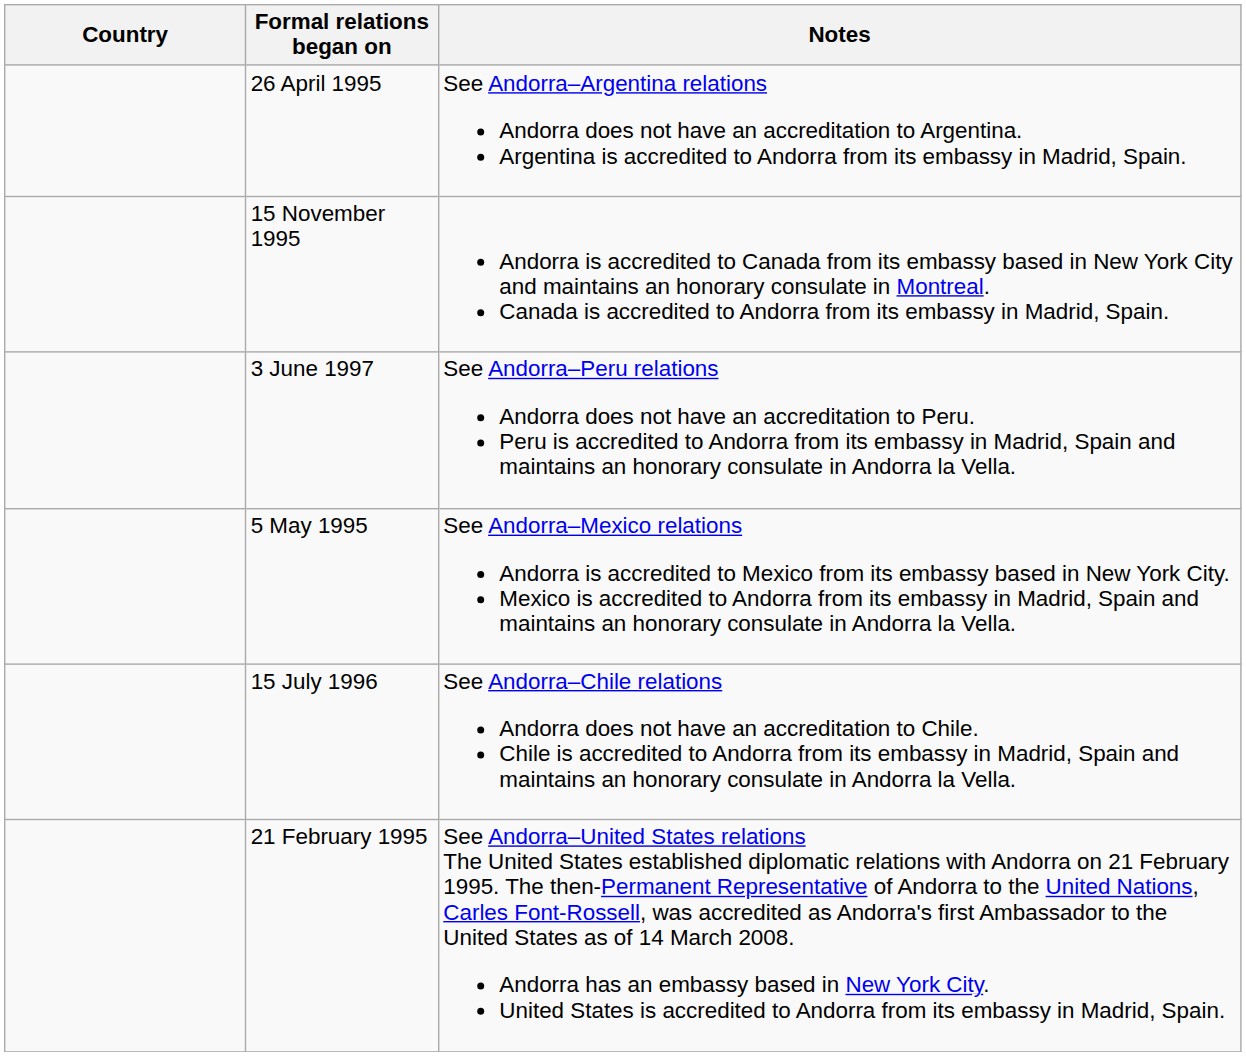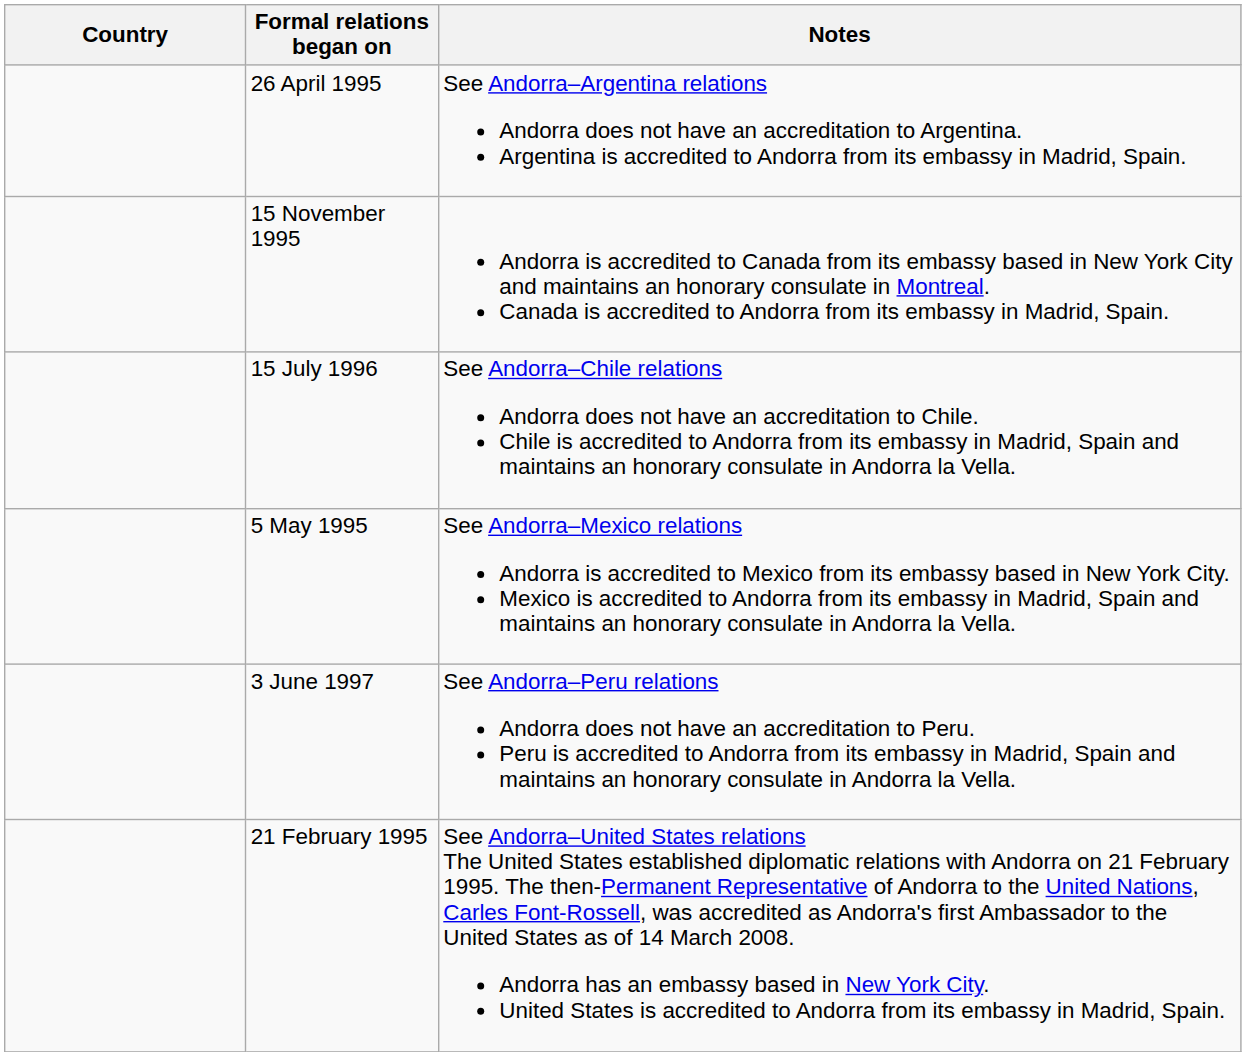rows swapped: (314, 681) <-> (312, 369)
